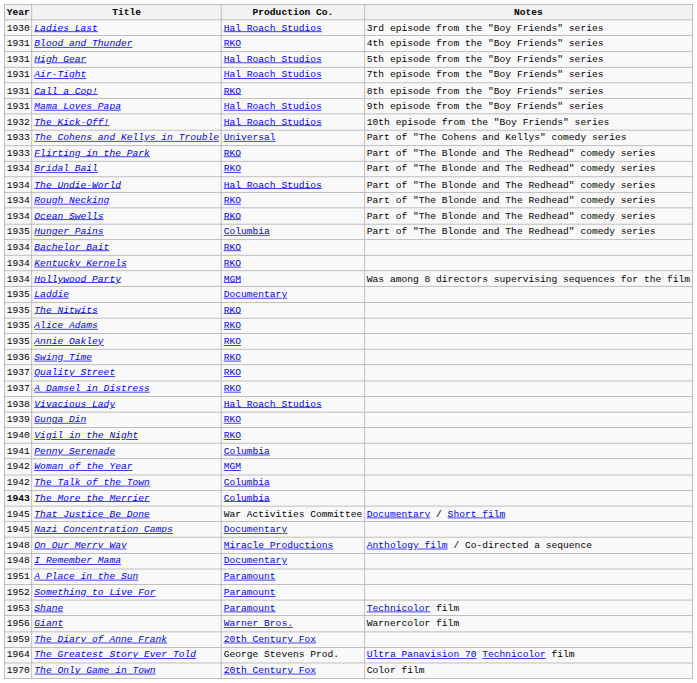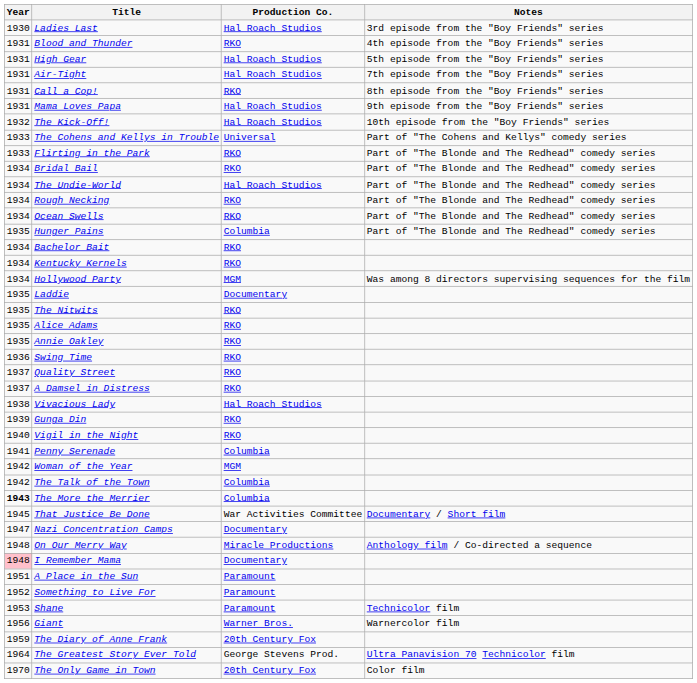(18, 530) 1945 -> (18, 530) 1947
(18, 561) no background -> (18, 561) pink background
